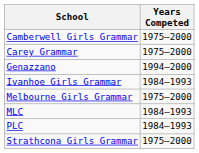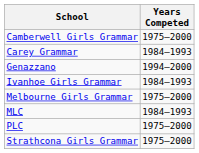(167, 52) 1975–2000 -> (167, 52) 1984–1993
(167, 126) 1984–1993 -> (167, 126) 1975–2000
